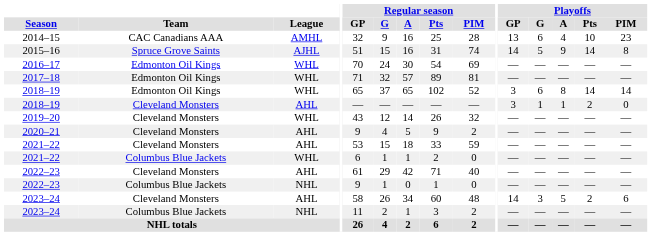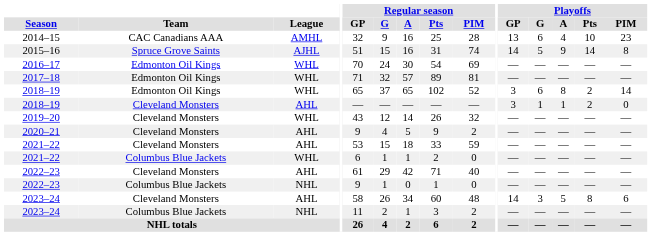(590, 91) 14 -> (590, 91) 2
(590, 198) 2 -> (590, 198) 8
